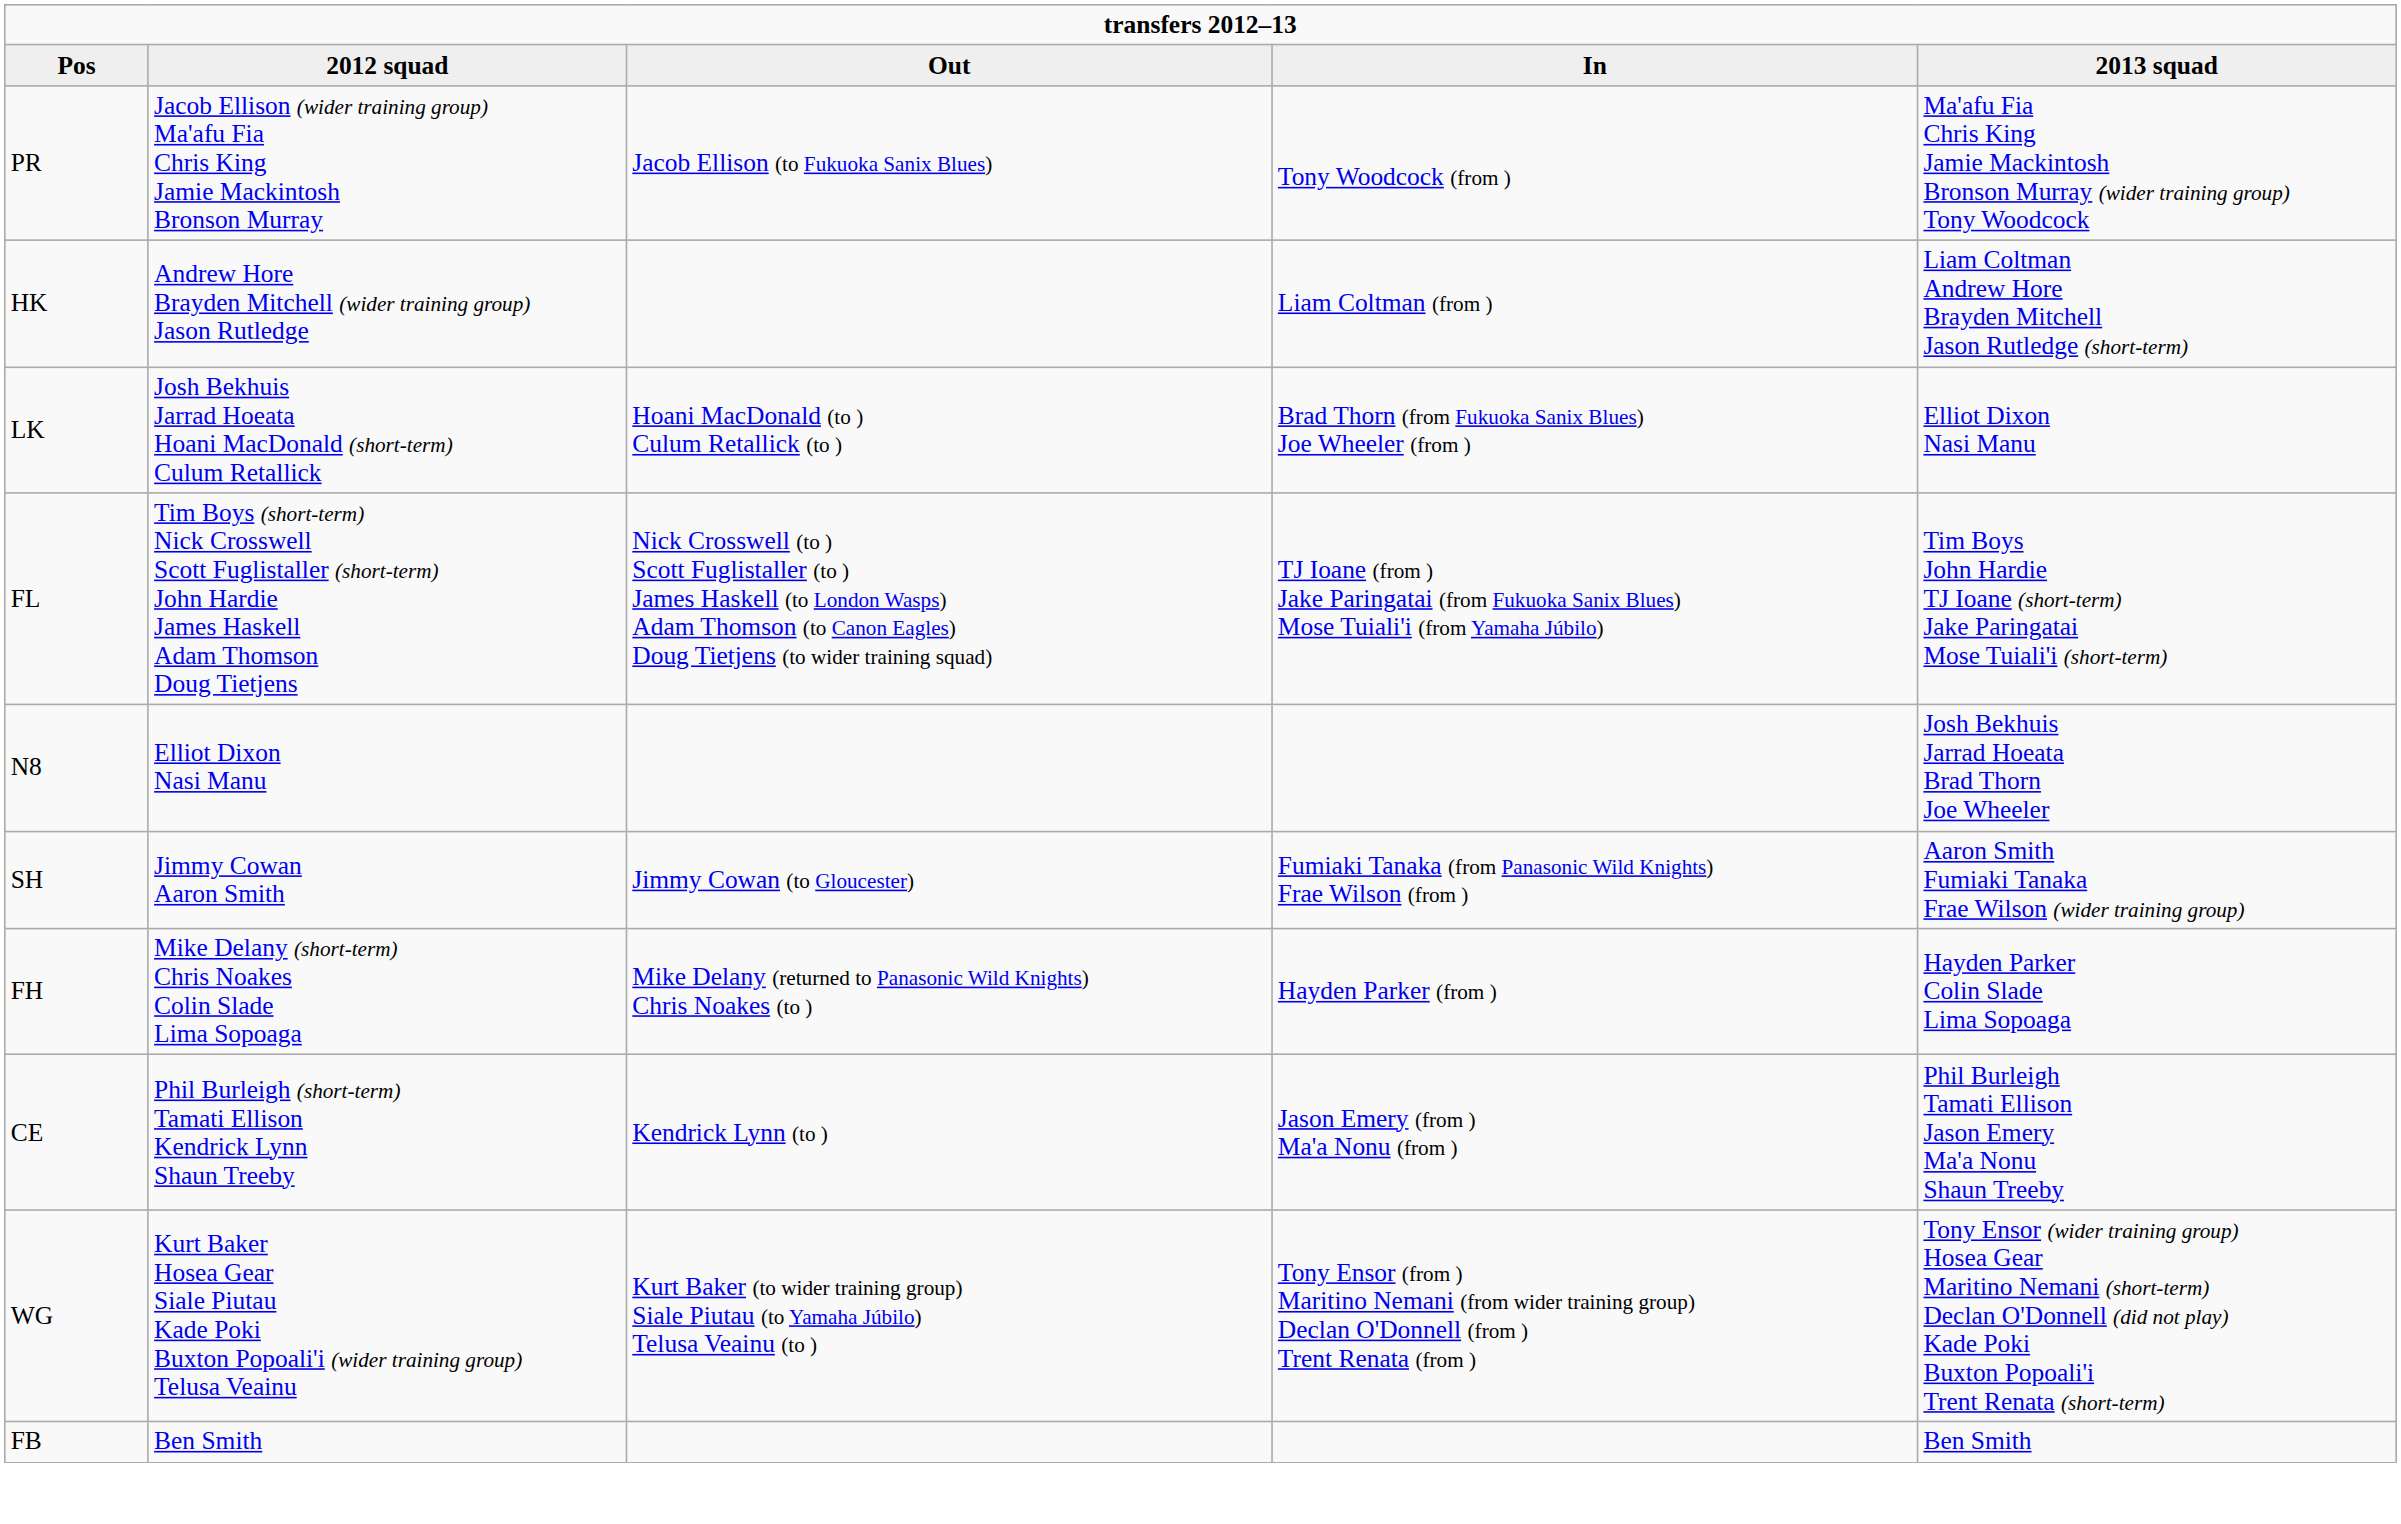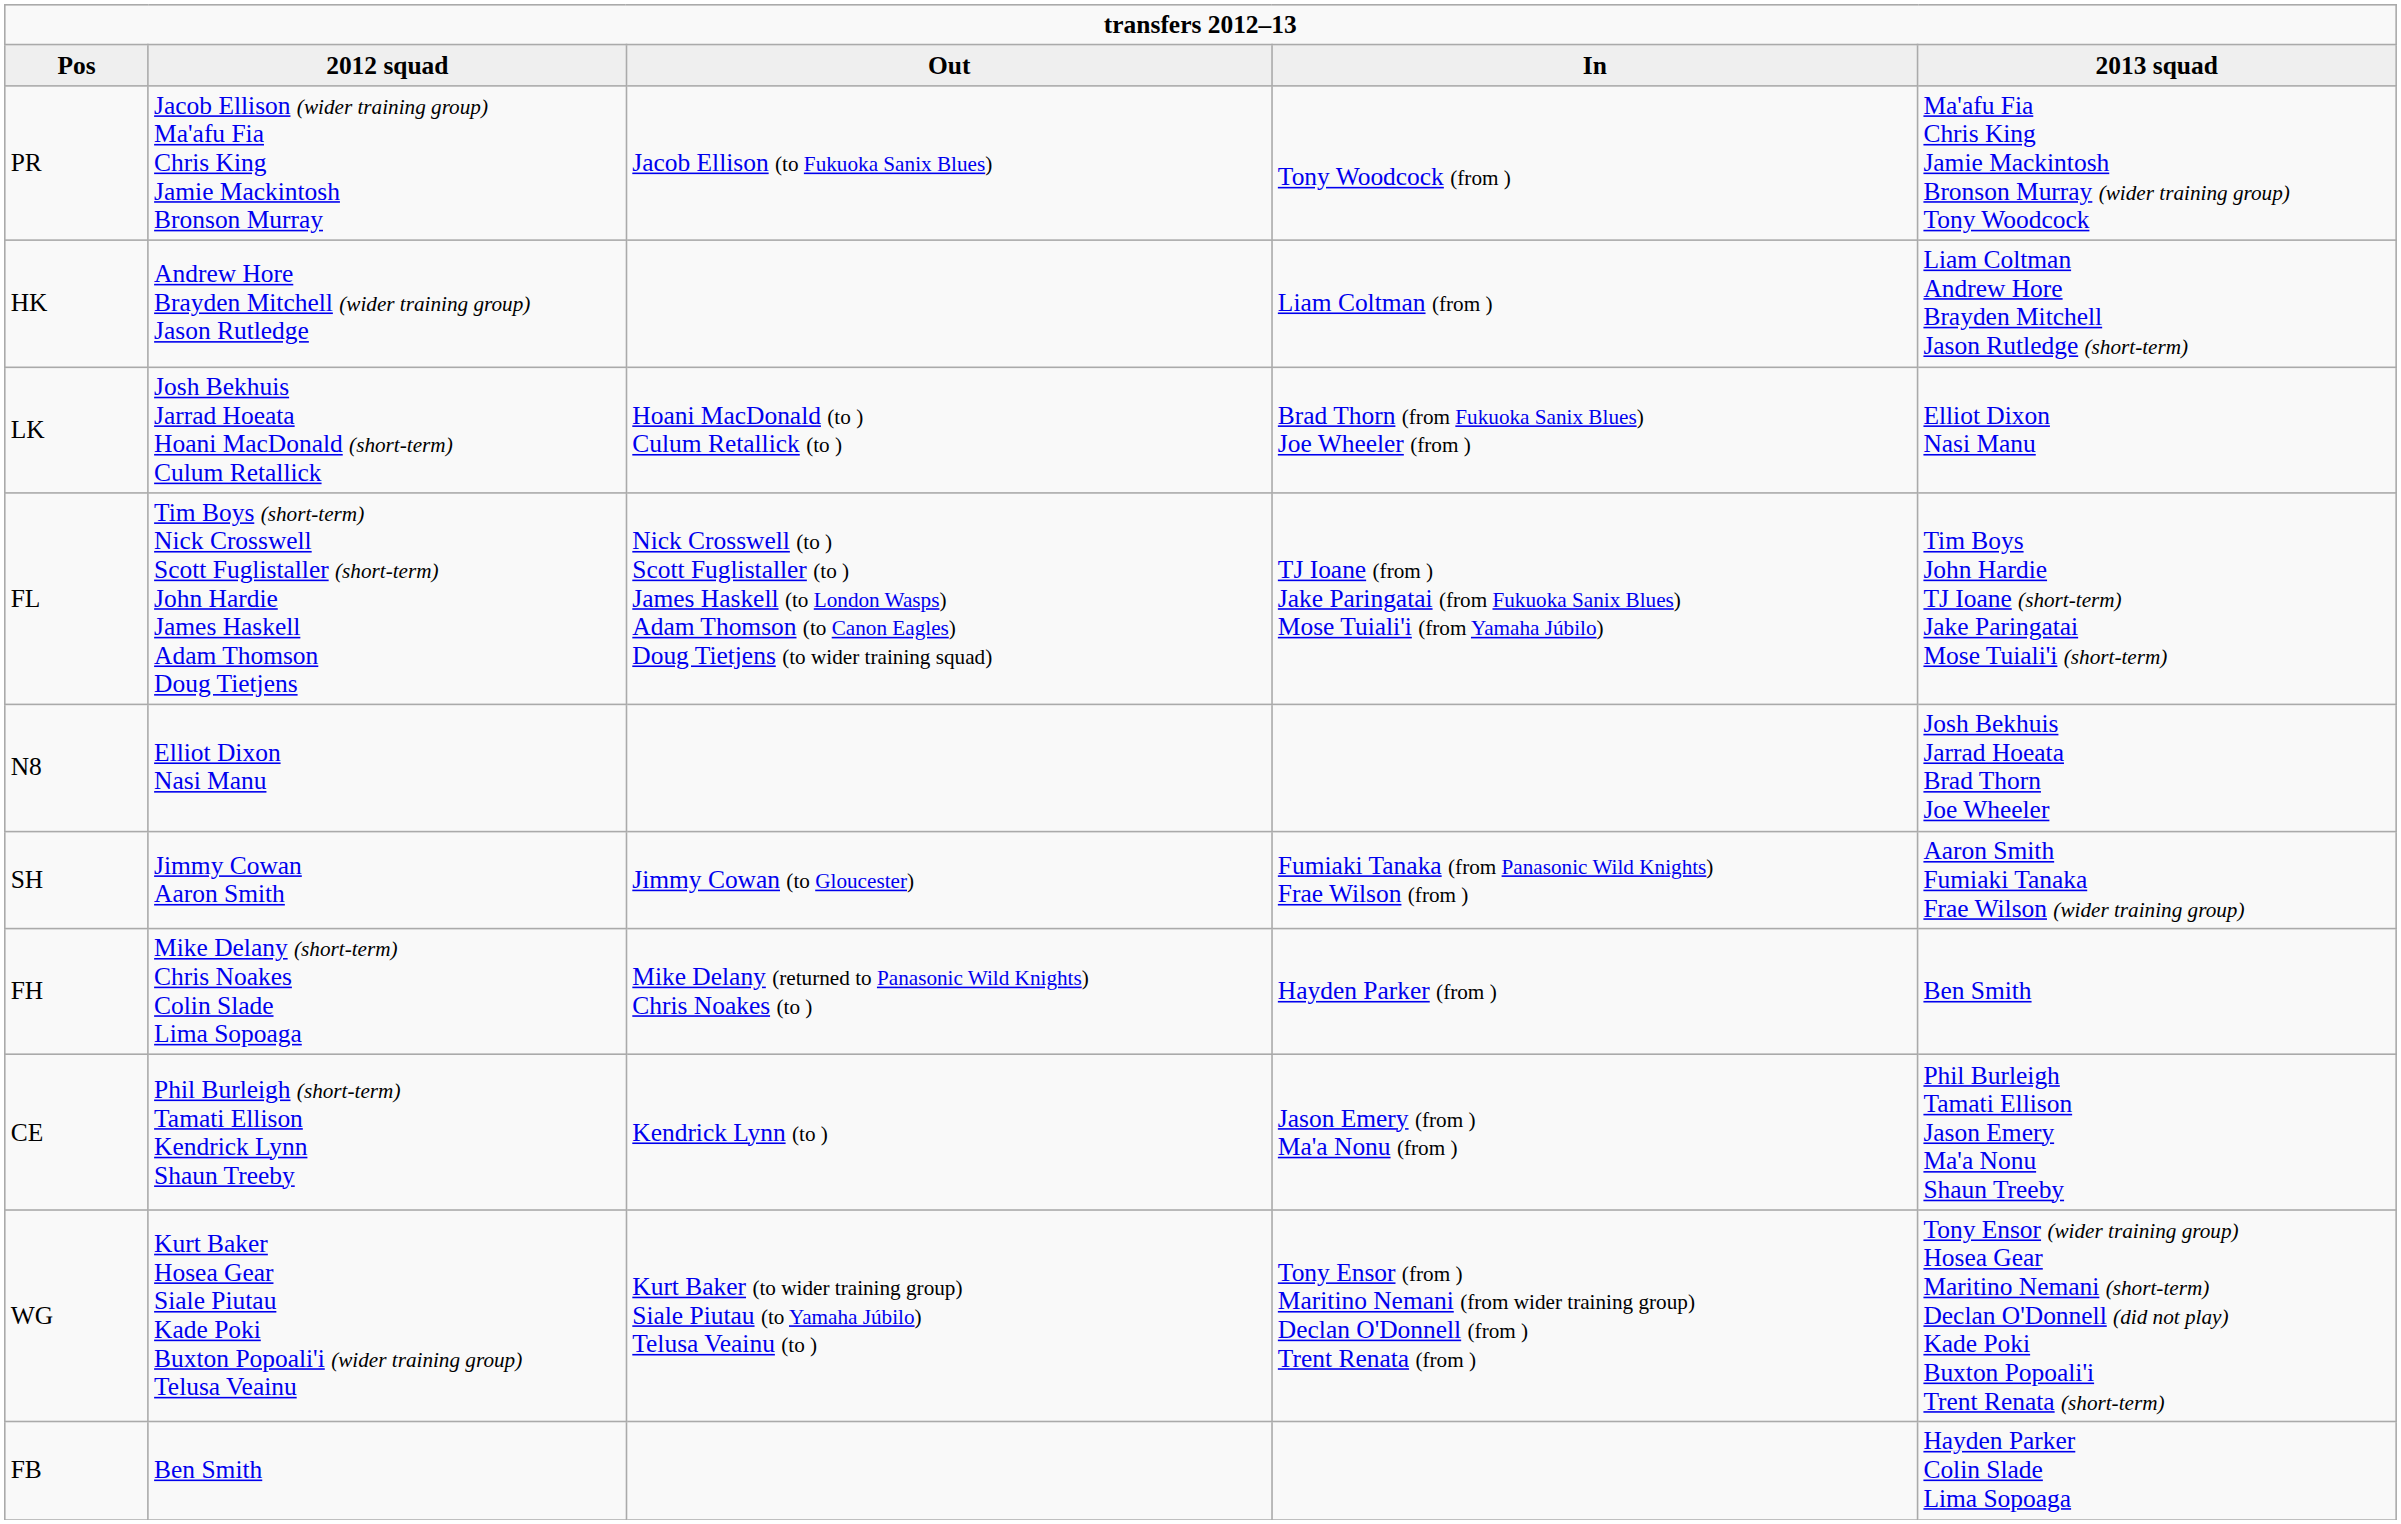(1999, 991) Hayden Parker Colin Slade Lima Sopoaga -> (1978, 991) Ben Smith
(1978, 1441) Ben Smith -> (1999, 1470) Hayden Parker Colin Slade Lima Sopoaga
